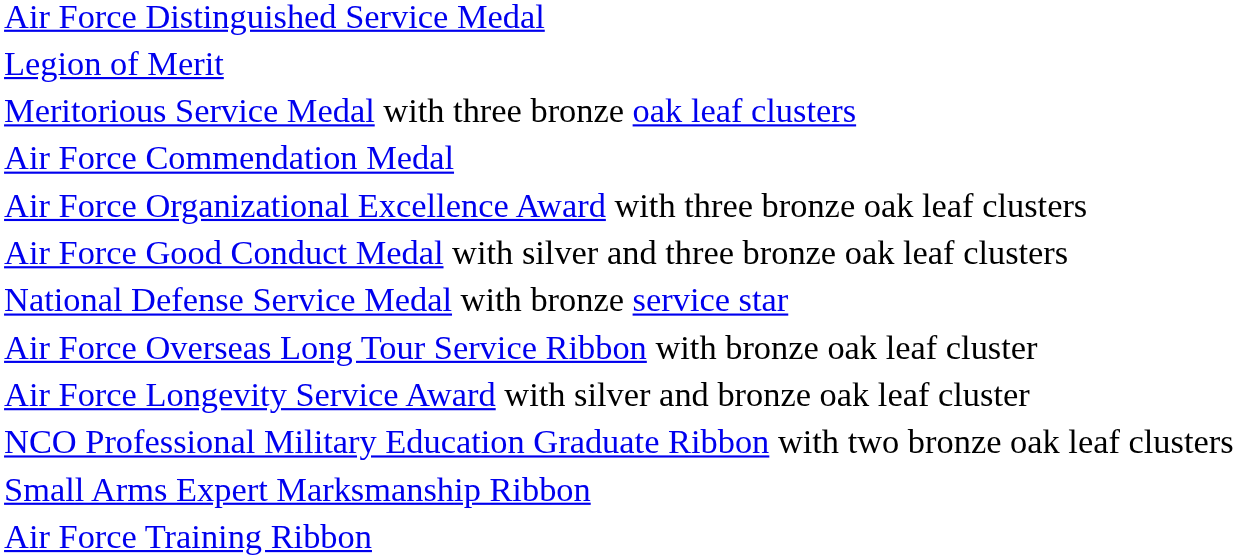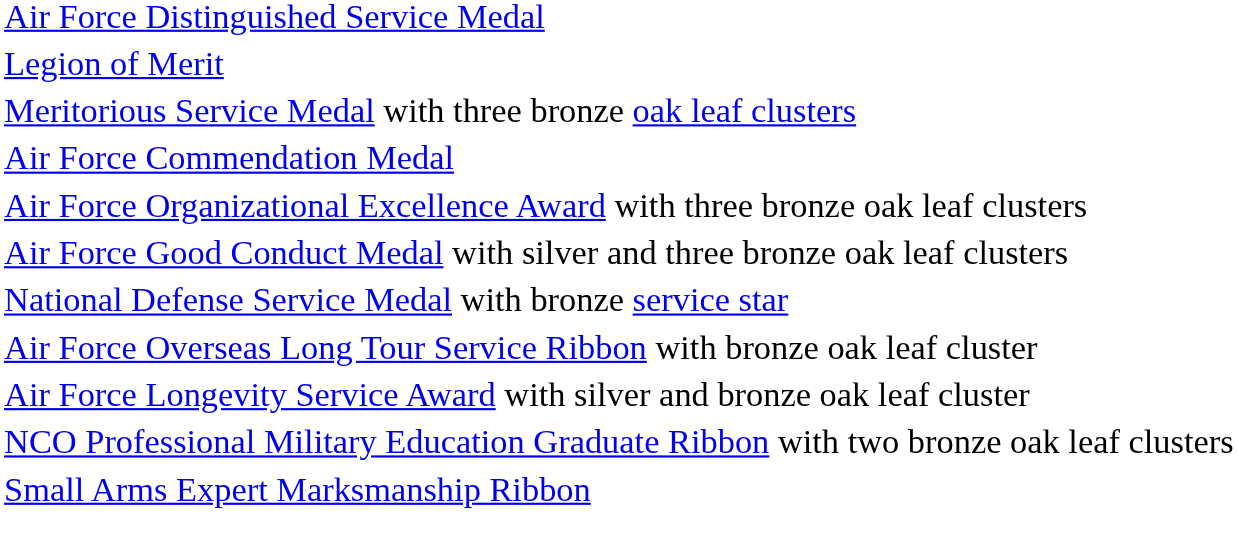- row: (188, 536)
